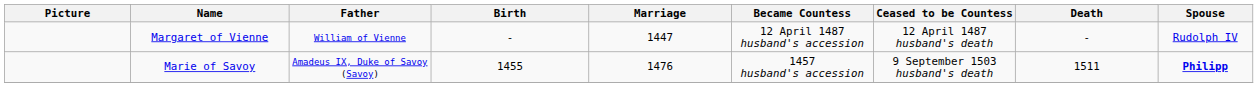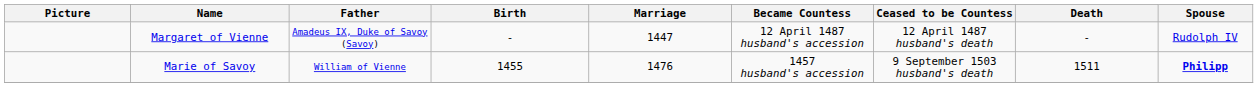(360, 38) William of Vienne -> (360, 38) Amadeus IX, Duke of Savoy (Savoy)
(360, 68) Amadeus IX, Duke of Savoy (Savoy) -> (360, 68) William of Vienne
